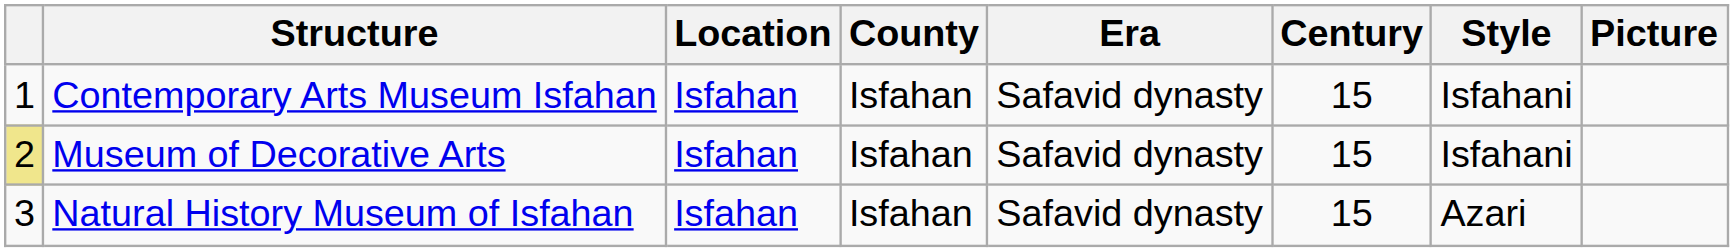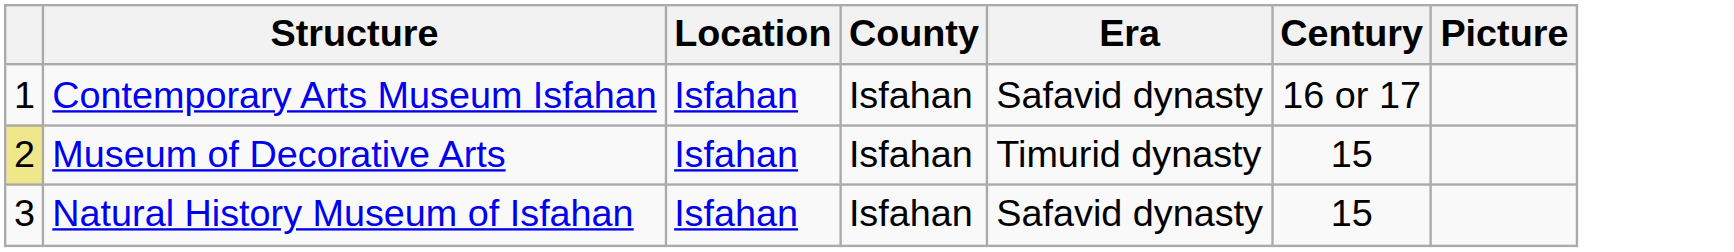- column: (1507, 34)
(1352, 94) 15 -> (1352, 94) 16 or 17
(1130, 154) Safavid dynasty -> (1129, 154) Timurid dynasty
